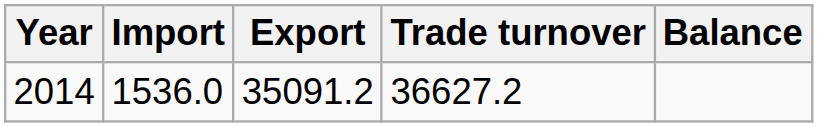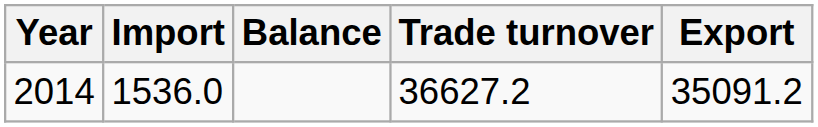columns swapped: (308, 33) <-> (733, 33)
